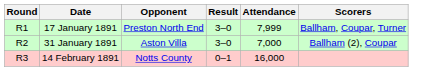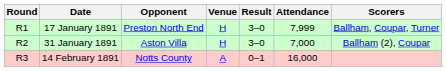+ column: (223, 12)
